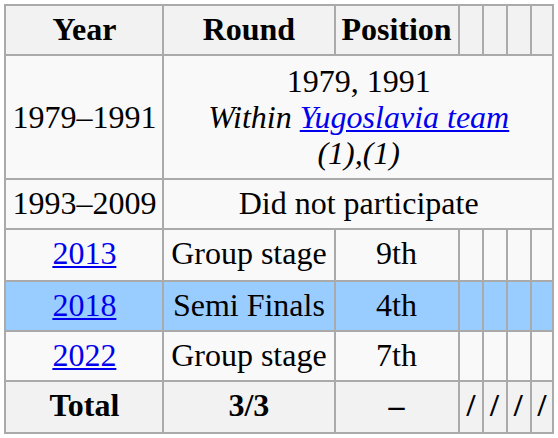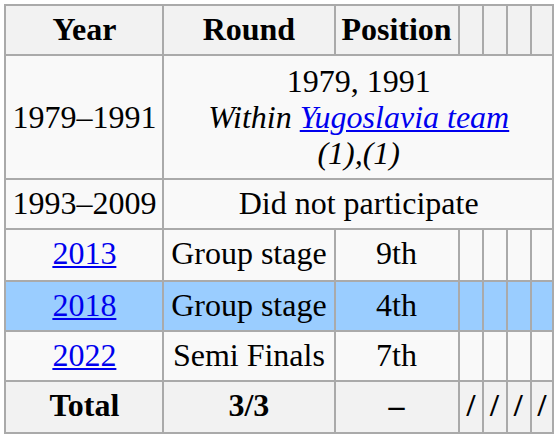(249, 304) Semi Finals -> (249, 304) Group stage
(249, 355) Group stage -> (249, 355) Semi Finals
